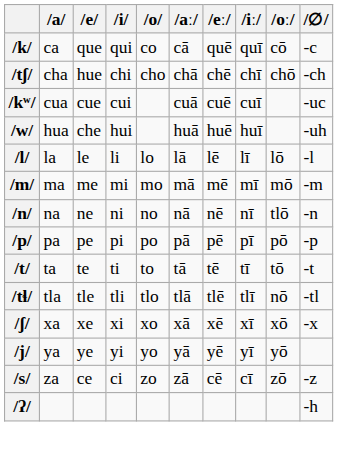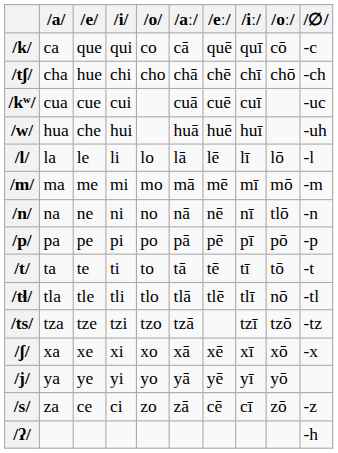+ row: (22, 323)
